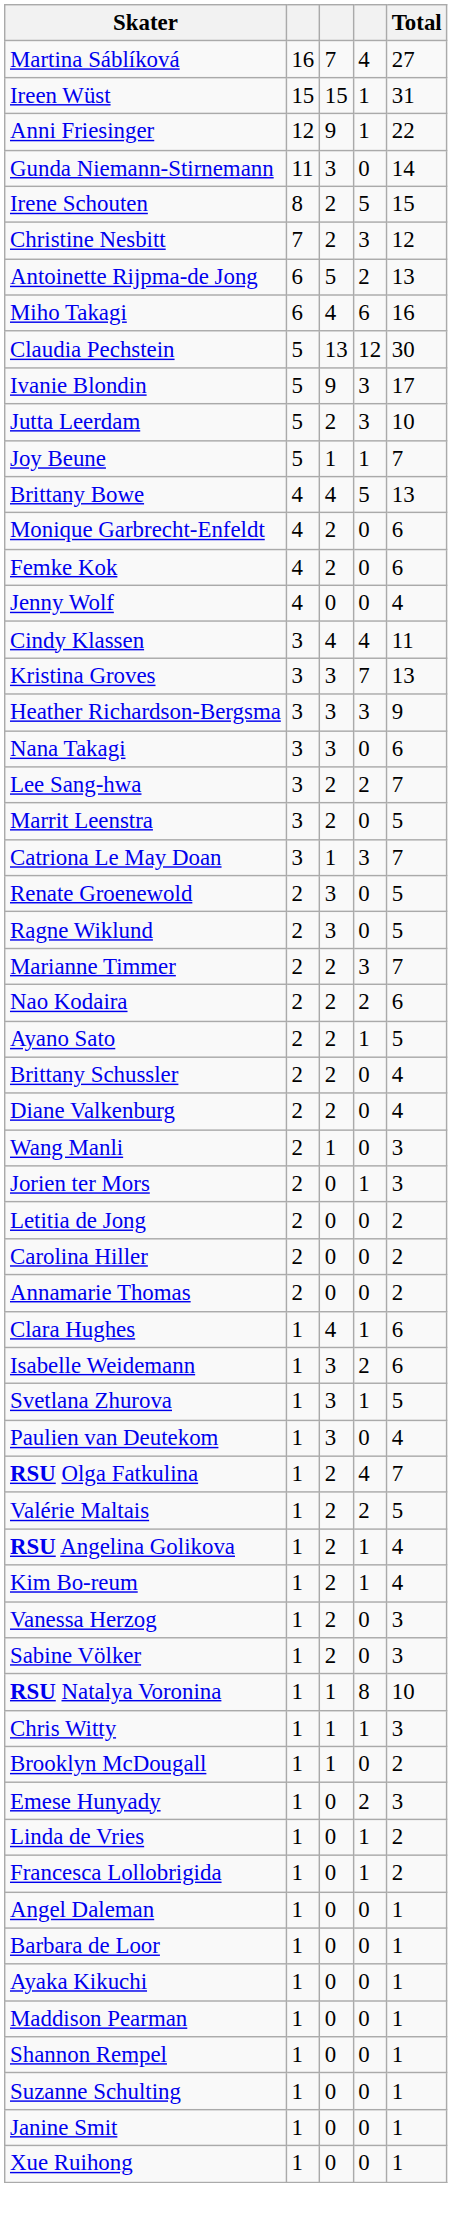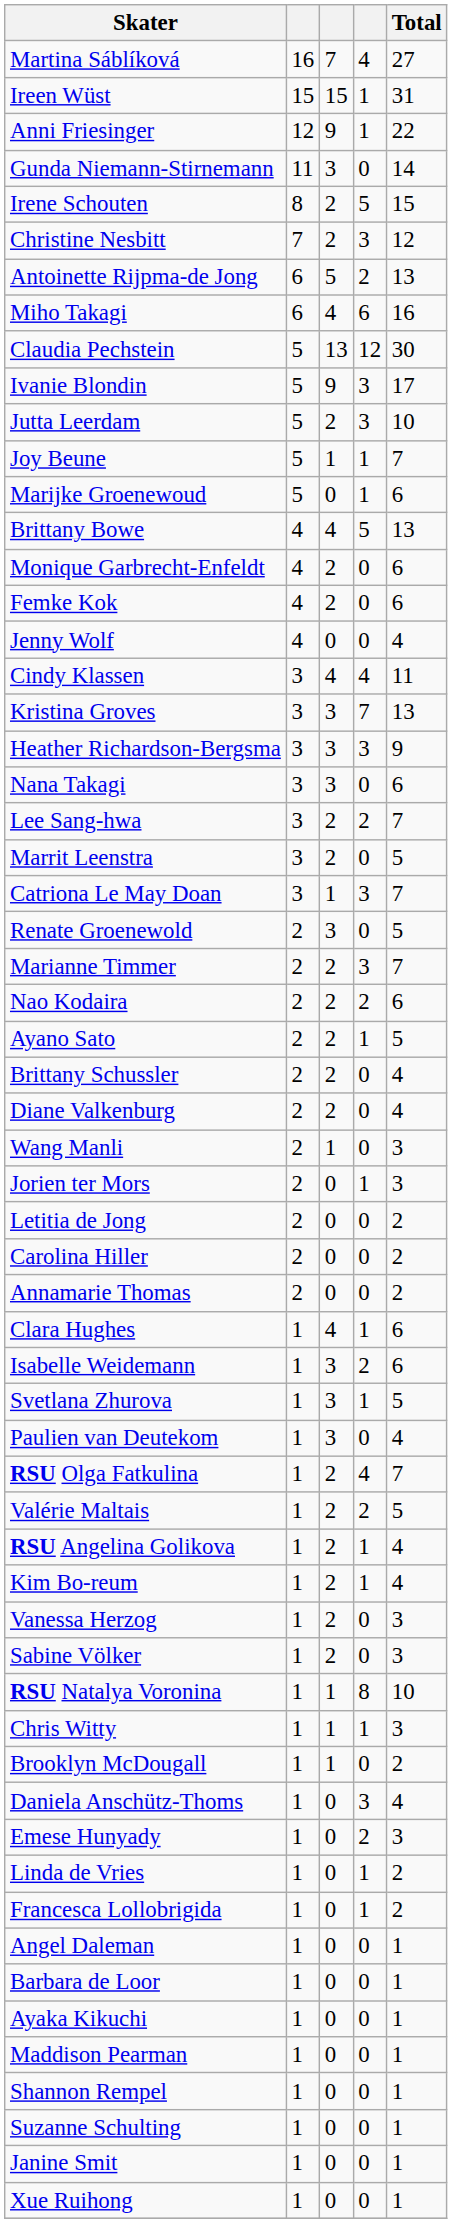+ row: (108, 494)
- row: (81, 929)
+ row: (127, 1800)
